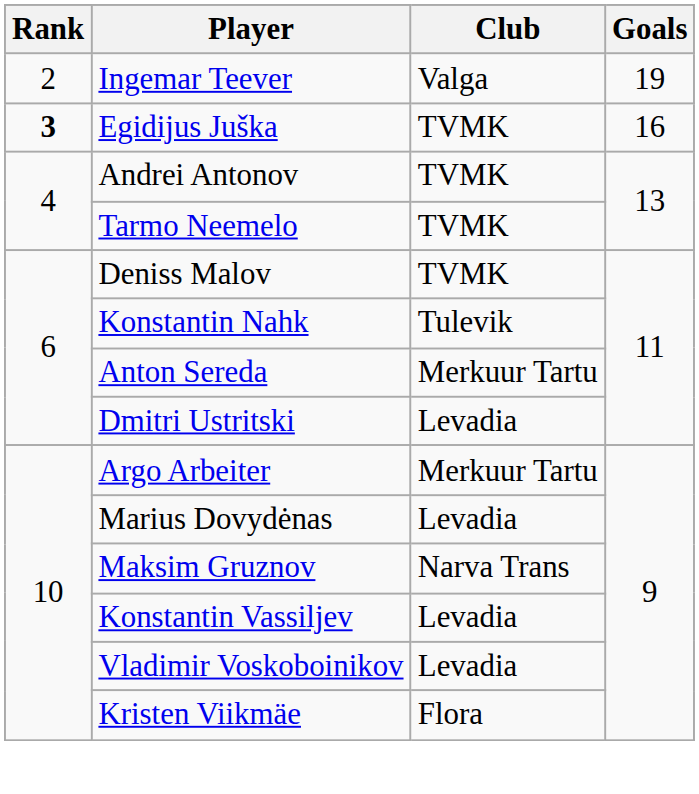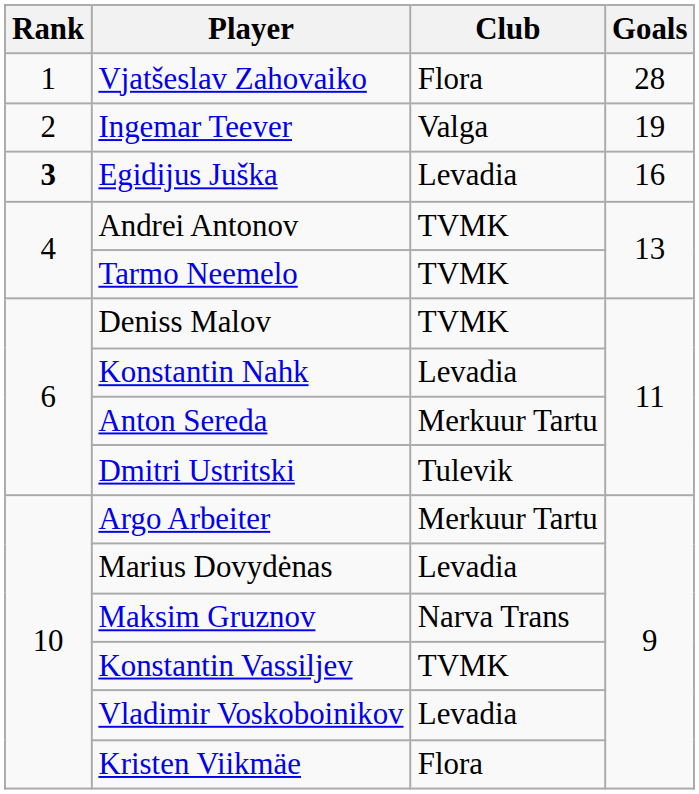+ row: (233, 77)
(463, 126) TVMK -> (468, 175) Levadia
(465, 322) Tulevik -> (468, 371) Levadia
(468, 420) Levadia -> (465, 469) Tulevik
(468, 616) Levadia -> (463, 665) TVMK
